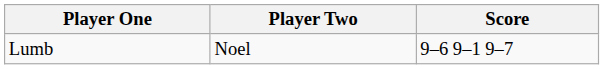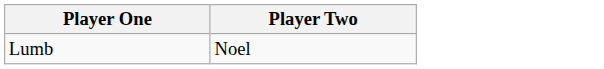- column: (507, 19)
